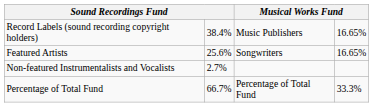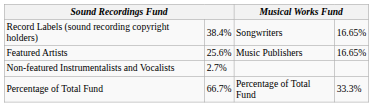(269, 32) Music Publishers -> (259, 32) Songwriters
(259, 53) Songwriters -> (269, 53) Music Publishers
